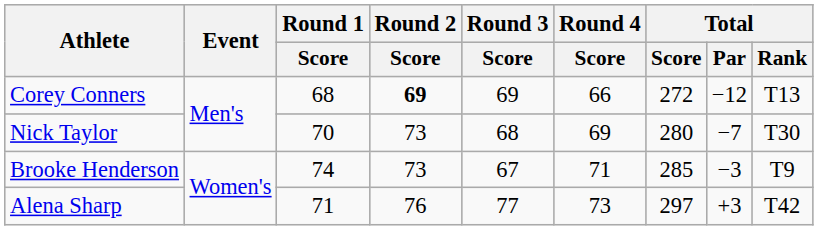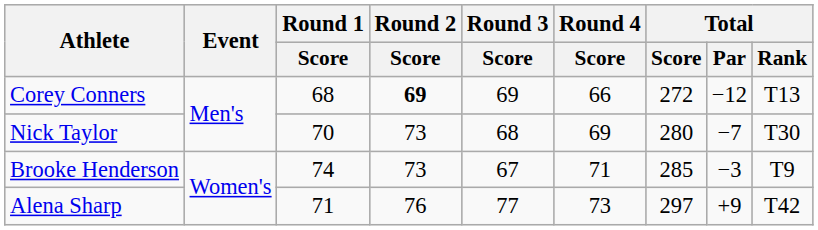(729, 206) +3 -> (729, 206) +9
